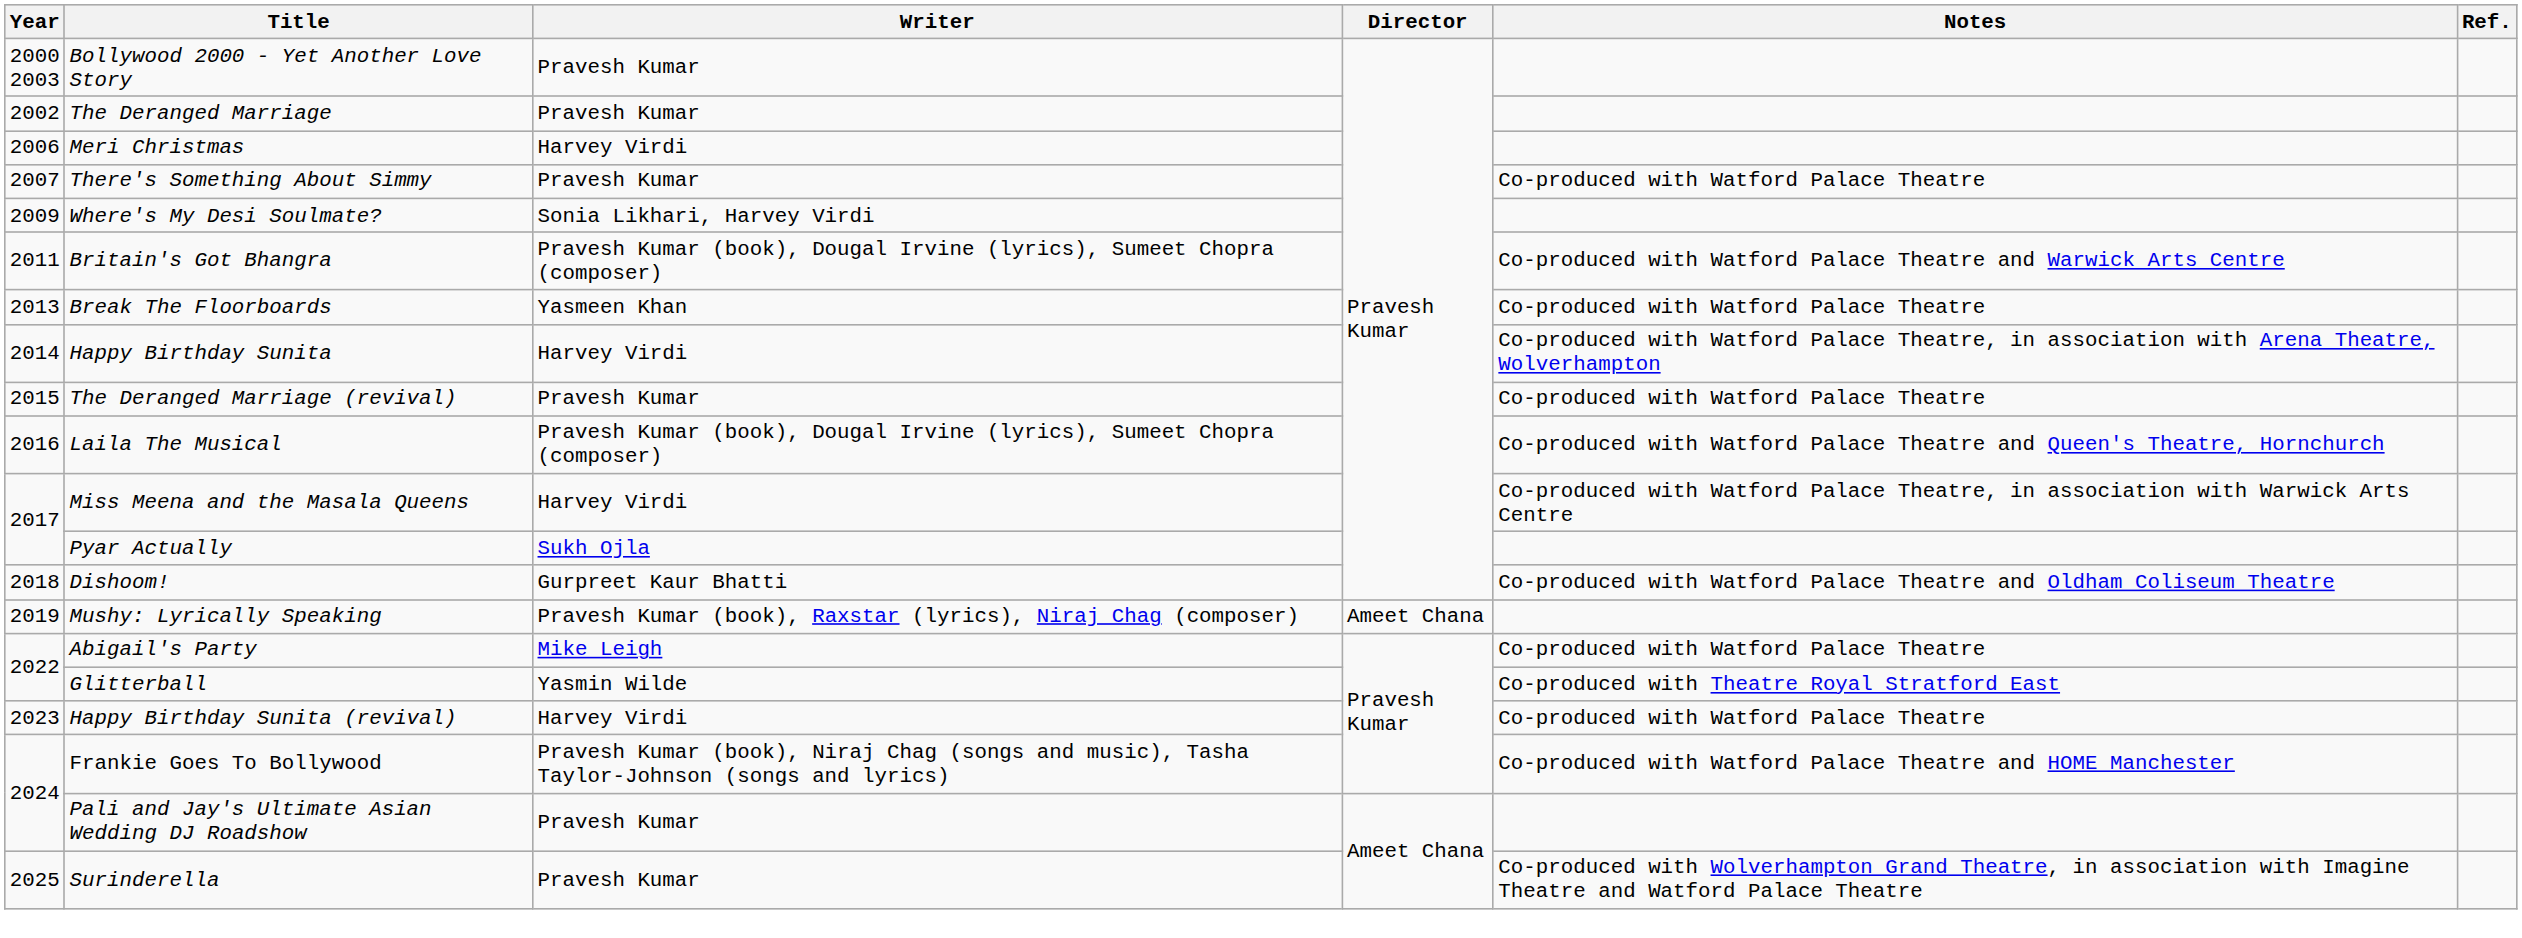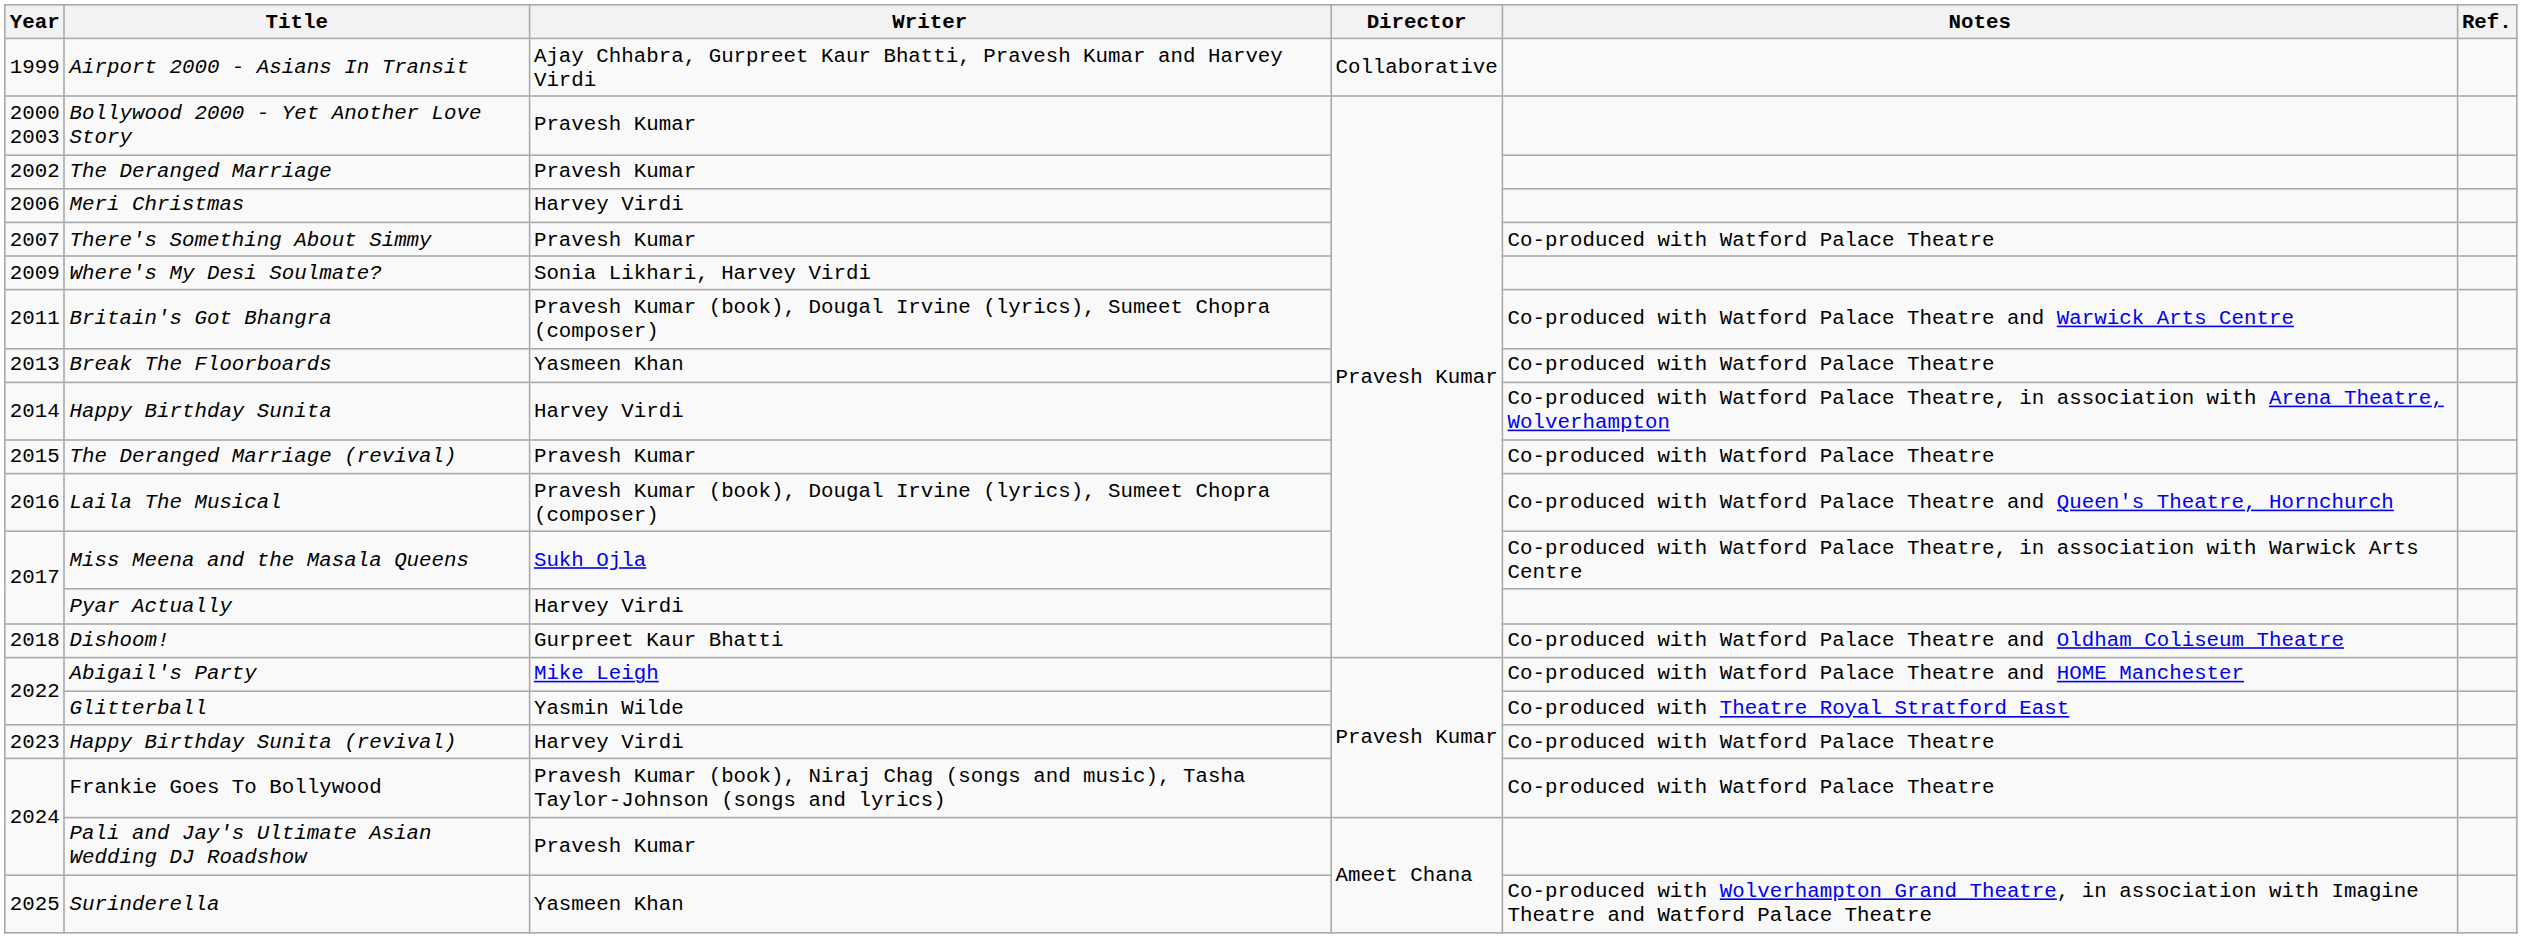+ row: (269, 68)
(612, 503) Harvey Virdi -> (590, 561) Sukh Ojla
(594, 549) Sukh Ojla -> (609, 606) Harvey Virdi
- row: (226, 616)
(1742, 650) Co-produced with Watford Palace Theatre -> (1876, 674) Co-produced with Watford Palace Theatre and HOME Manchester
(1867, 764) Co-produced with Watford Palace Theatre and HOME Manchester -> (1751, 788) Co-produced with Watford Palace Theatre
(619, 880) Pravesh Kumar -> (609, 904) Yasmeen Khan
